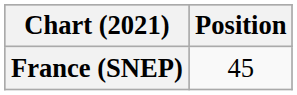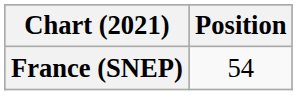(241, 67) 45 -> (241, 67) 54
